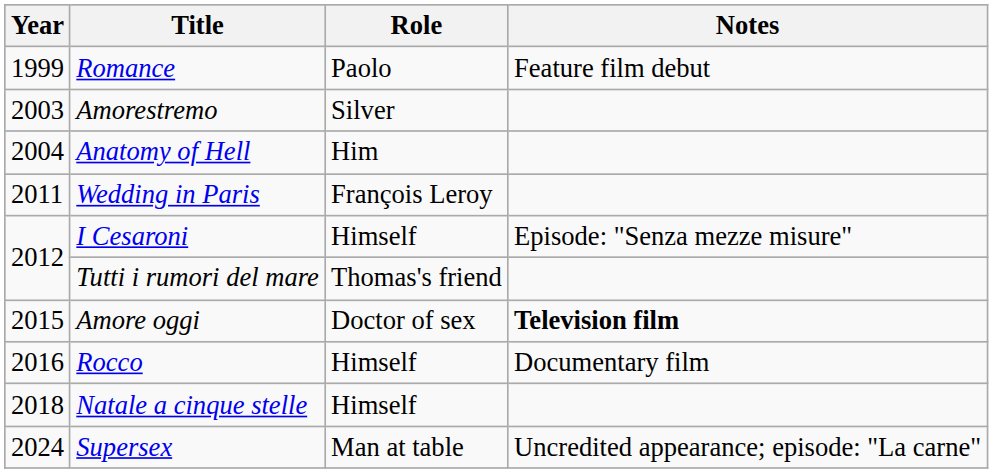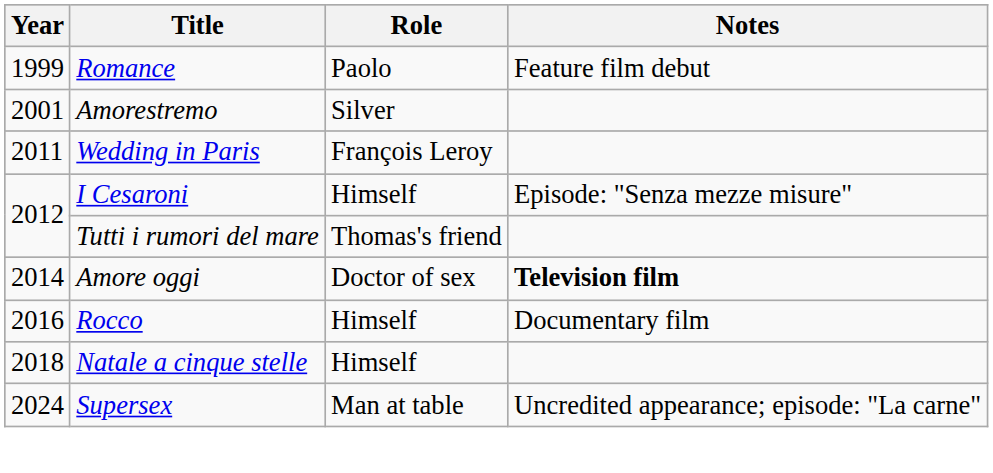(38, 109) 2003 -> (38, 109) 2001
- row: (163, 151)
(38, 320) 2015 -> (38, 278) 2014
